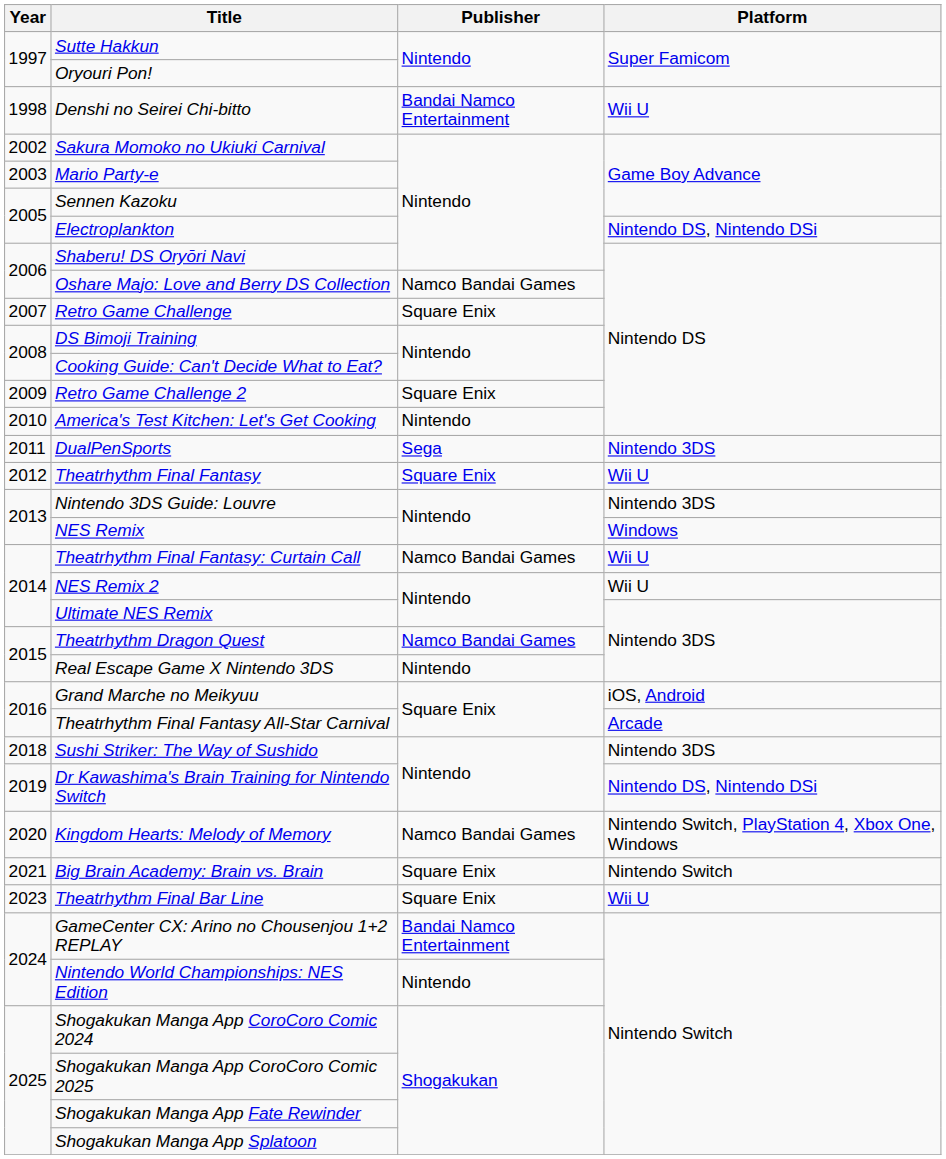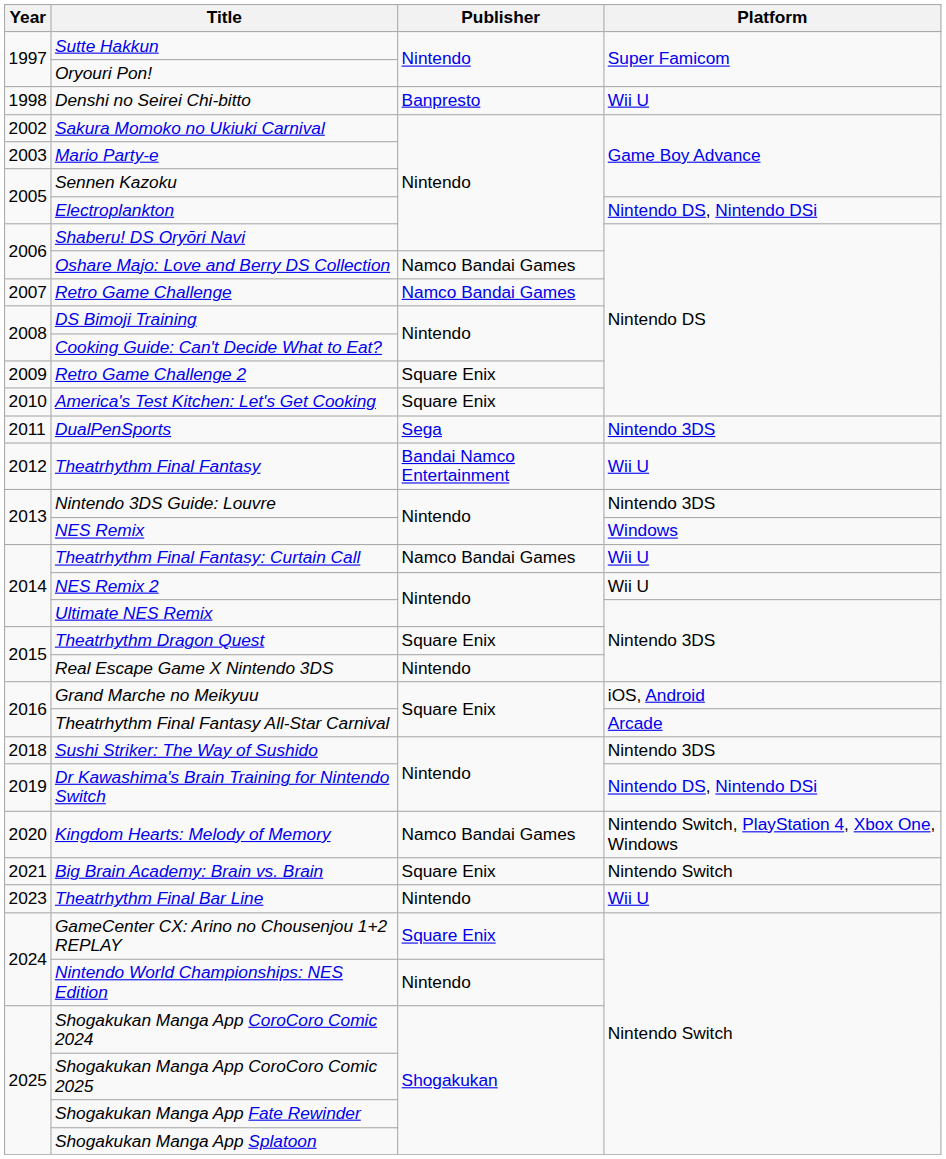(458, 110) Bandai Namco Entertainment -> (441, 100) Banpresto
(449, 311) Square Enix -> (489, 292) Namco Bandai Games
(436, 421) Nintendo -> (449, 401) Square Enix
(449, 476) Square Enix -> (458, 466) Bandai Namco Entertainment
(489, 640) Namco Bandai Games -> (449, 640) Square Enix
(449, 898) Square Enix -> (436, 898) Nintendo
(458, 935) Bandai Namco Entertainment -> (449, 935) Square Enix
